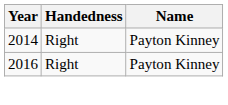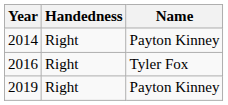(175, 64) Payton Kinney -> (159, 64) Tyler Fox
+ row: (23, 87)
